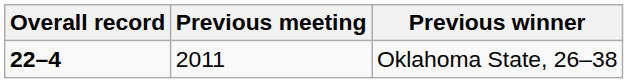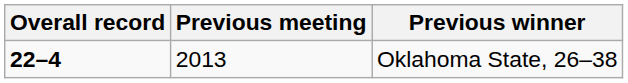(200, 58) 2011 -> (201, 58) 2013
